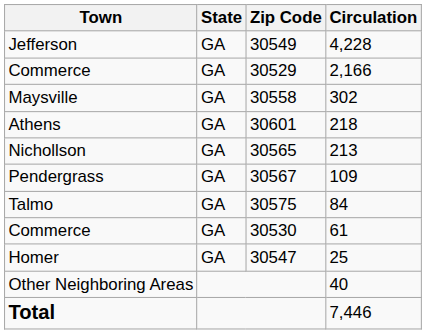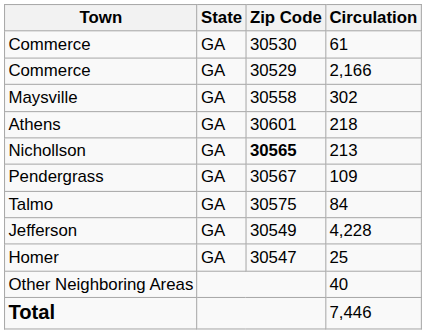rows swapped: (43, 44) <-> (49, 230)
(273, 151) normal -> (273, 151) bold
